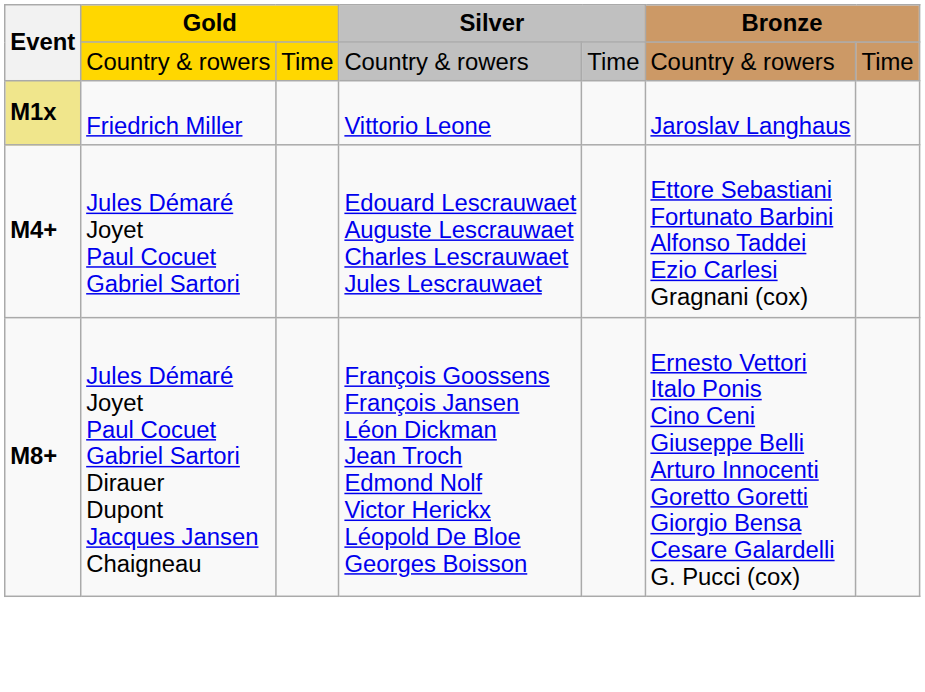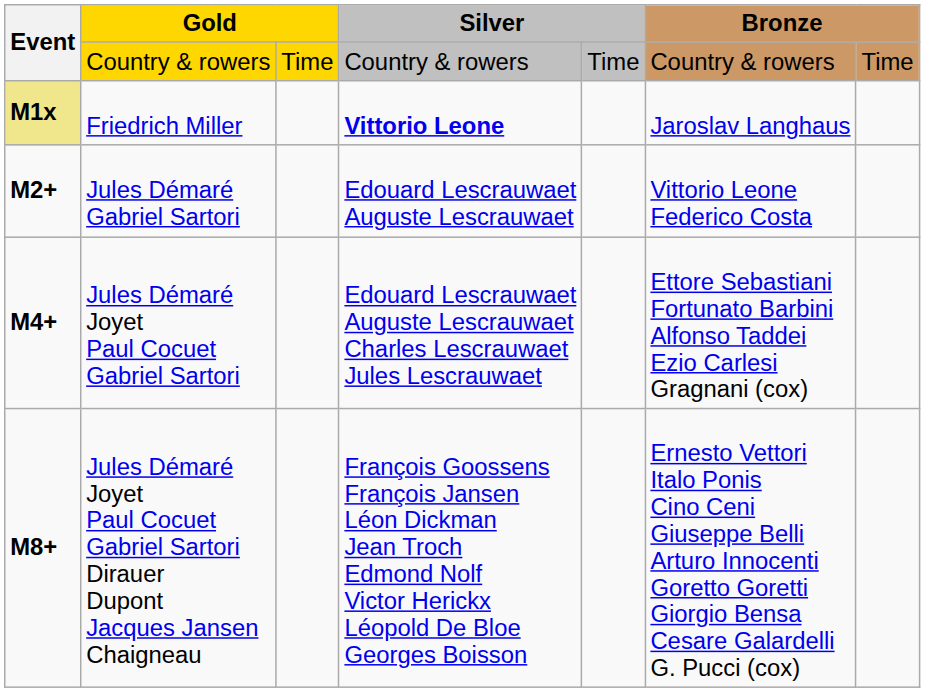(418, 125) normal -> (424, 125) bold
+ row: (163, 203)
